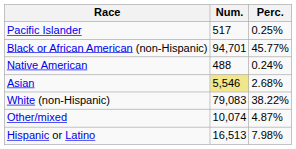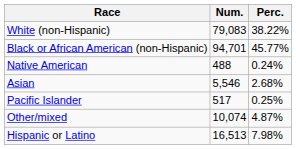rows swapped: (58, 100) <-> (44, 30)
(226, 83) khaki background -> (226, 83) no background
